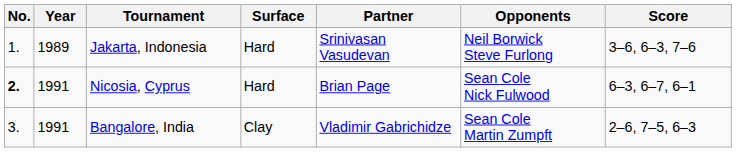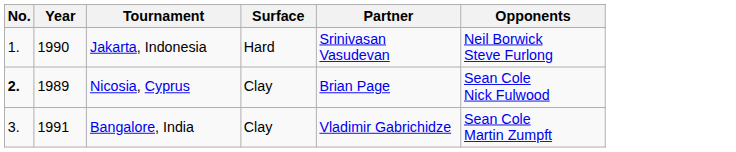- column: (668, 15)
(53, 47) 1989 -> (53, 47) 1990
(53, 86) 1991 -> (53, 86) 1989
(259, 86) Hard -> (258, 86) Clay
